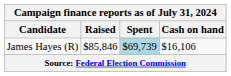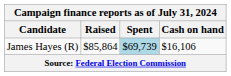(100, 46) $85,846 -> (100, 46) $85,864
